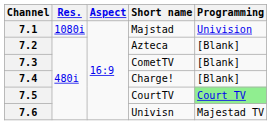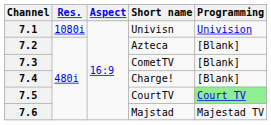(153, 29) Majstad -> (153, 29) Univisn
(153, 112) Univisn -> (153, 112) Majstad
